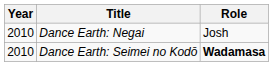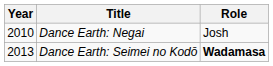(20, 52) 2010 -> (20, 52) 2013
